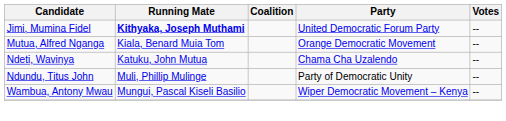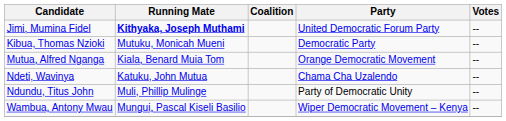+ row: (56, 44)
